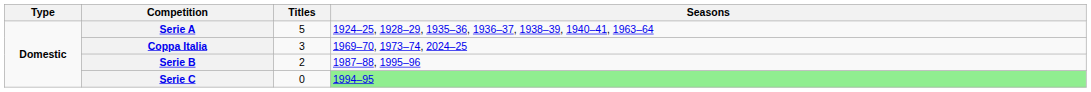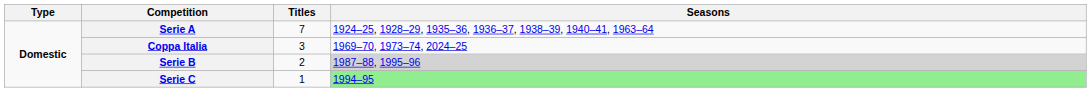(302, 29) 5 -> (302, 29) 7
(377, 63) no background -> (377, 63) lightgrey background
(302, 79) 0 -> (302, 79) 1
